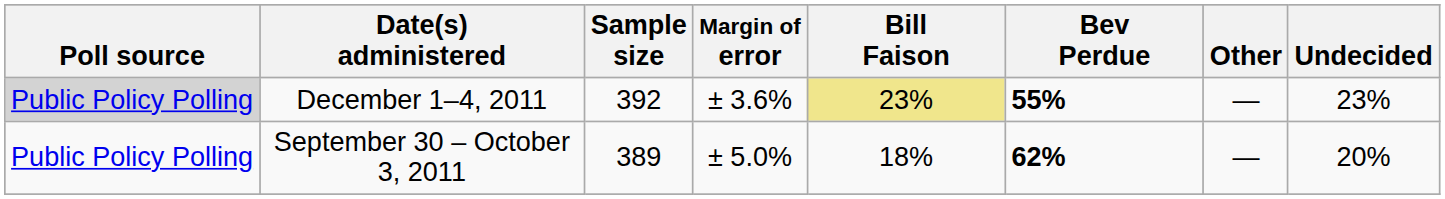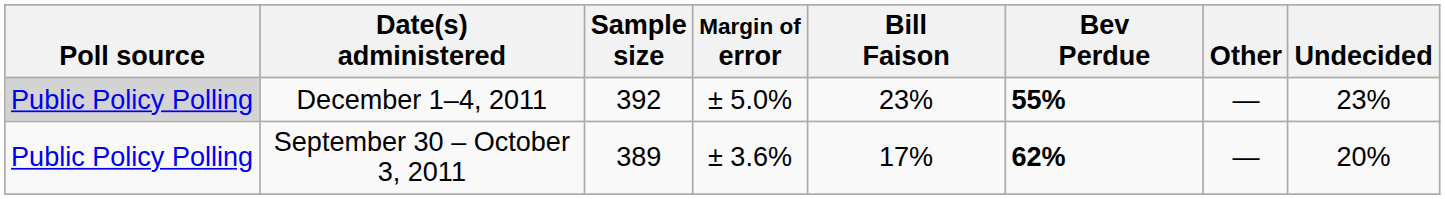(750, 99) ± 3.6% -> (750, 99) ± 5.0%
(906, 99) khaki background -> (906, 99) no background
(750, 157) ± 5.0% -> (750, 157) ± 3.6%
(906, 157) 18% -> (906, 157) 17%
